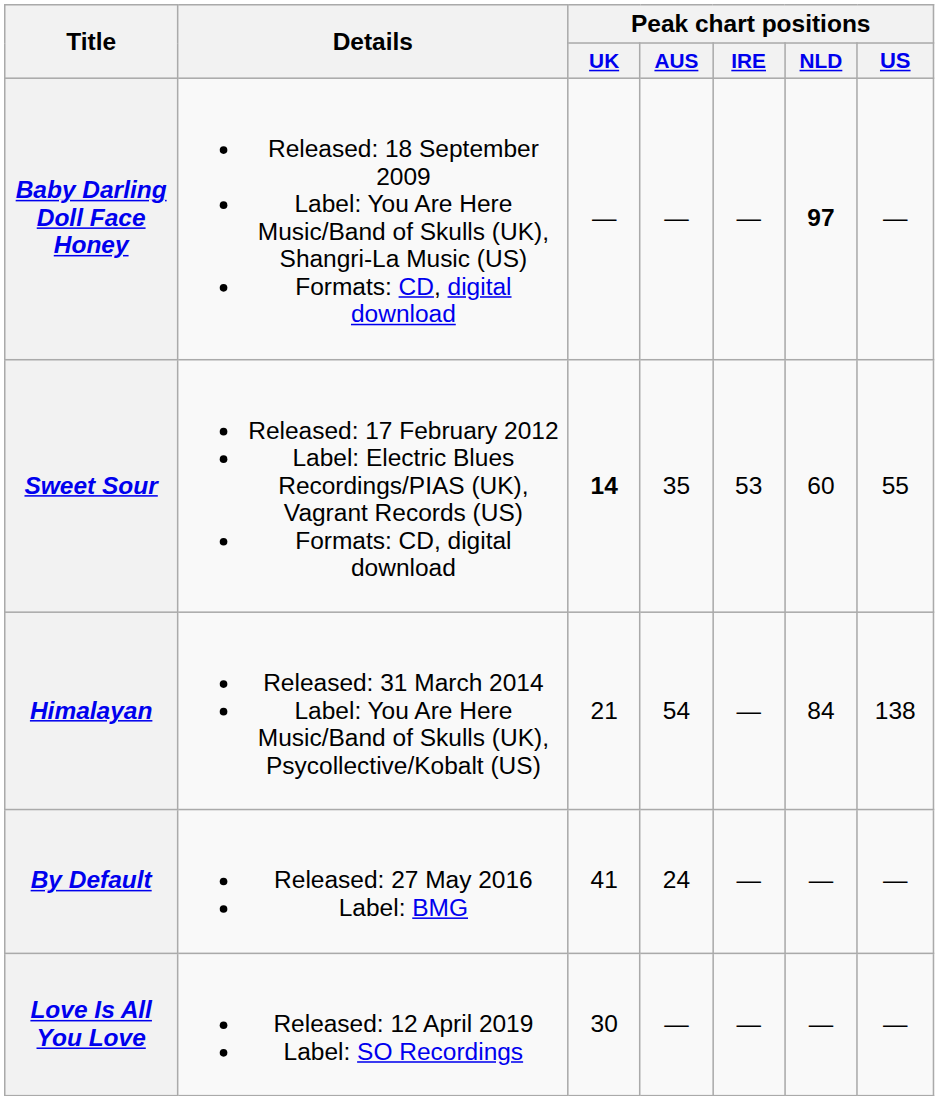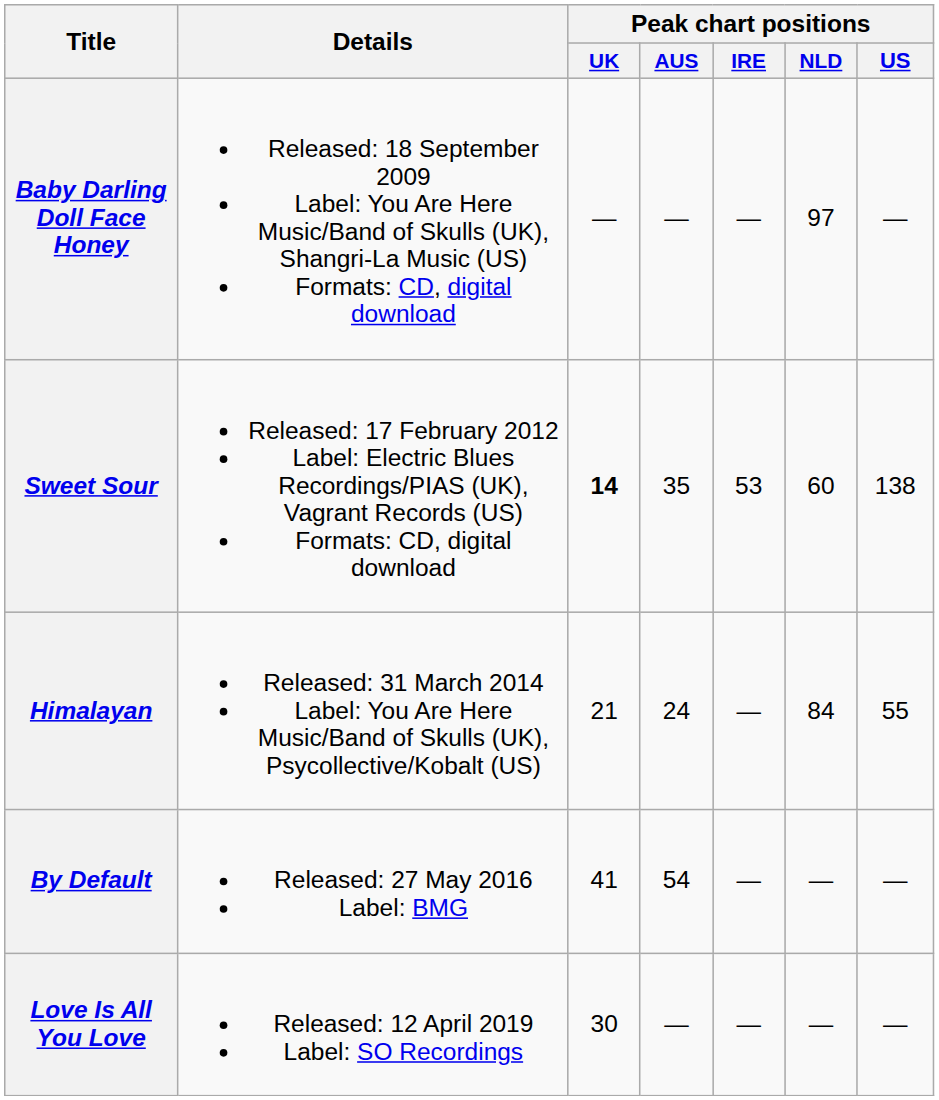(821, 218) bold -> (821, 218) normal
(895, 485) 55 -> (895, 485) 138
(676, 710) 54 -> (676, 710) 24
(895, 710) 138 -> (895, 710) 55
(676, 881) 24 -> (676, 881) 54
